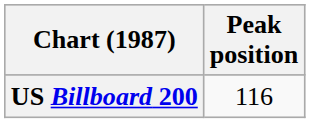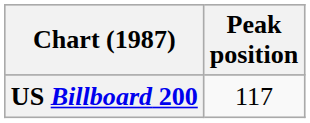(254, 95) 116 -> (254, 95) 117
